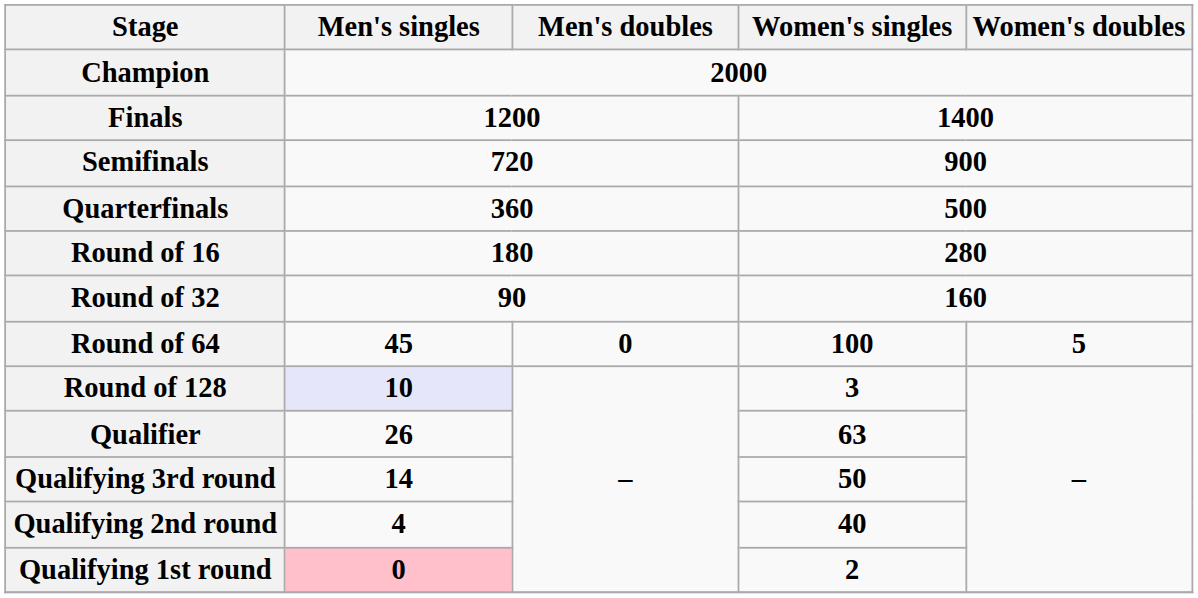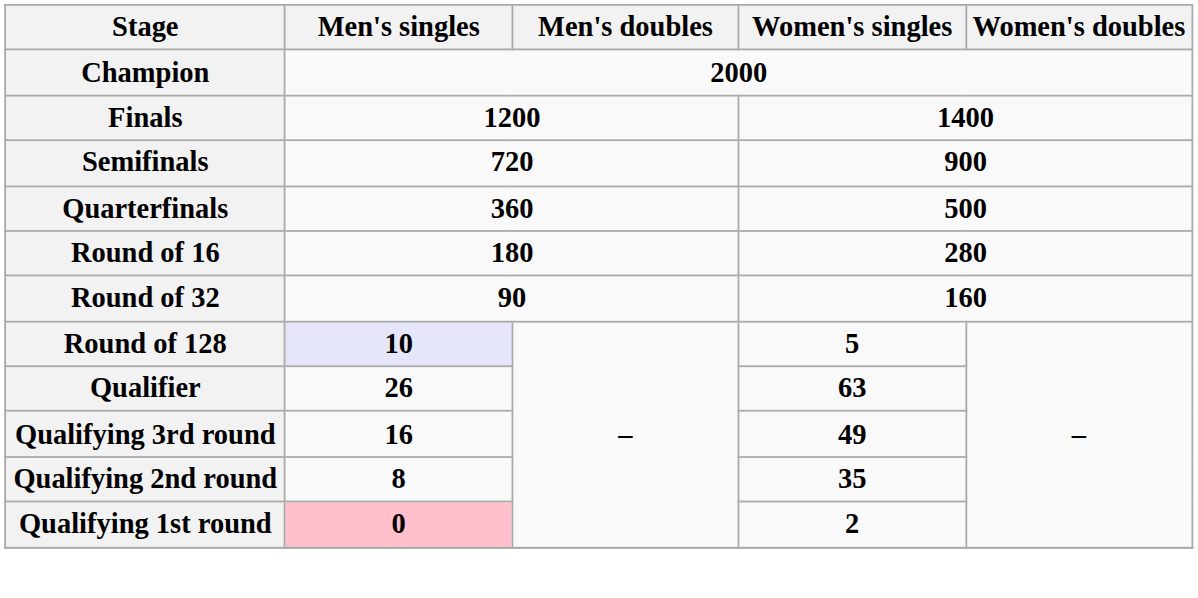- row: (145, 343)
(852, 388) 3 -> (852, 343) 5
(399, 478) 14 -> (399, 433) 16
(852, 478) 50 -> (852, 433) 49
(399, 523) 4 -> (399, 478) 8
(852, 523) 40 -> (852, 478) 35
